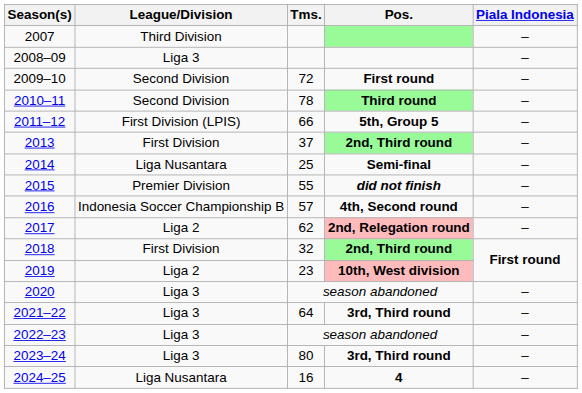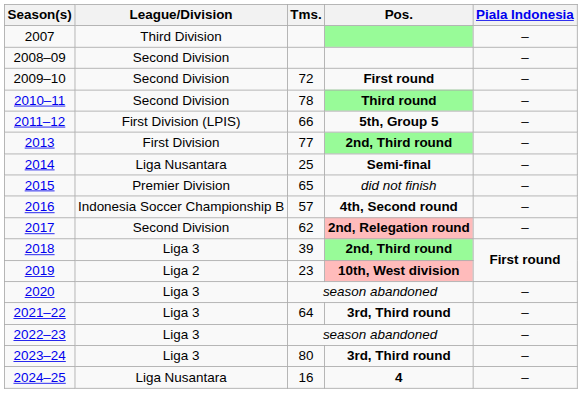(181, 57) Liga 3 -> (181, 57) Second Division
(306, 143) 37 -> (306, 143) 77
(306, 185) 55 -> (306, 185) 65
(399, 185) bold -> (399, 185) normal
(181, 228) Liga 2 -> (181, 228) Second Division
(181, 249) First Division -> (181, 249) Liga 3
(306, 249) 32 -> (306, 249) 39
